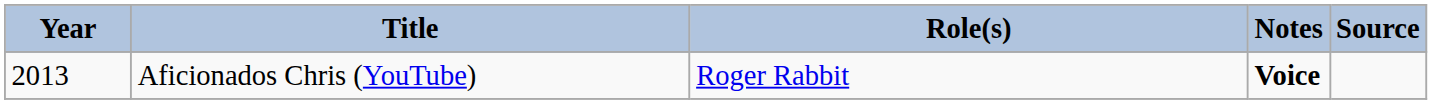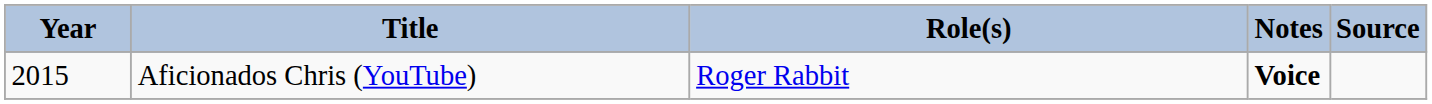(40, 75) 2013 -> (40, 75) 2015
